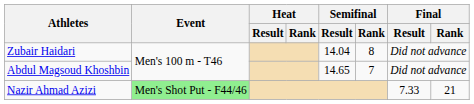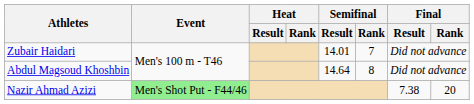(337, 52) 14.04 -> (337, 52) 14.01
(371, 52) 8 -> (371, 52) 7
(337, 71) 14.65 -> (337, 71) 14.64
(371, 71) 7 -> (371, 71) 8
(409, 90) 7.33 -> (409, 90) 7.38
(450, 90) 21 -> (450, 90) 20
